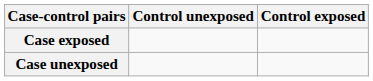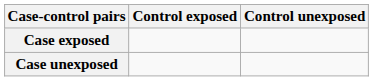columns swapped: (313, 16) <-> (193, 16)
